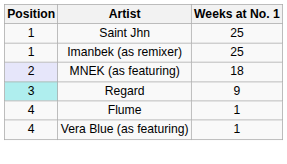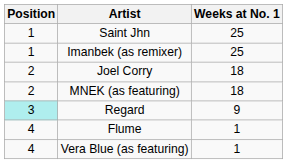+ row: (125, 71)
(31, 71) lavender background -> (31, 91) no background
